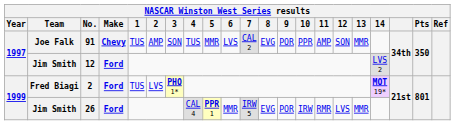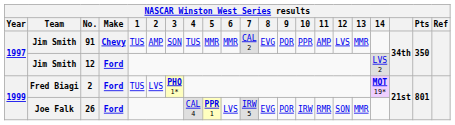(54, 42) Joe Falk -> (54, 42) Jim Smith
(231, 42) LVS -> (231, 42) MMR
(343, 42) SON -> (343, 42) LVS
(54, 109) Jim Smith -> (54, 109) Joe Falk
(231, 109) MMR -> (231, 109) LVS
(343, 109) LVS -> (343, 109) SON
